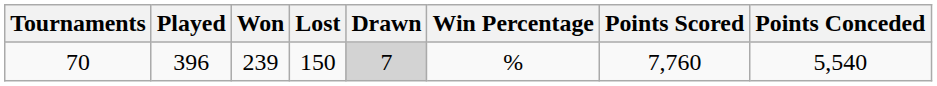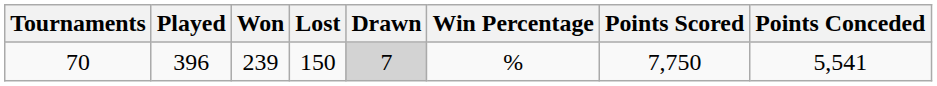(675, 61) 7,760 -> (675, 61) 7,750
(840, 61) 5,540 -> (840, 61) 5,541
